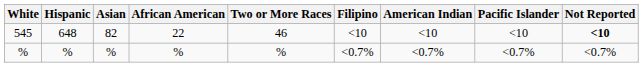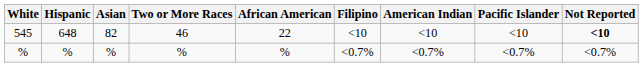columns swapped: (178, 14) <-> (281, 14)
